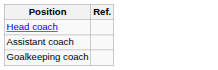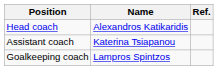+ column: (141, 12)
